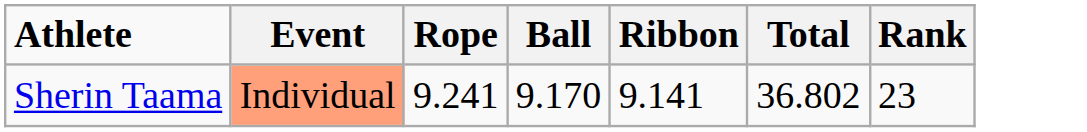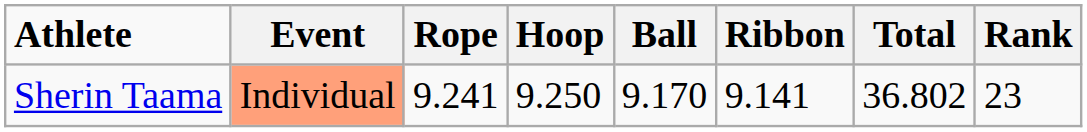+ column: (560, 34)
